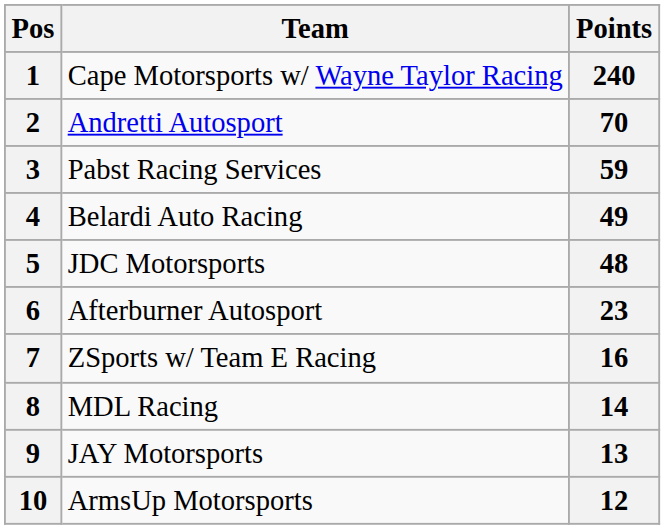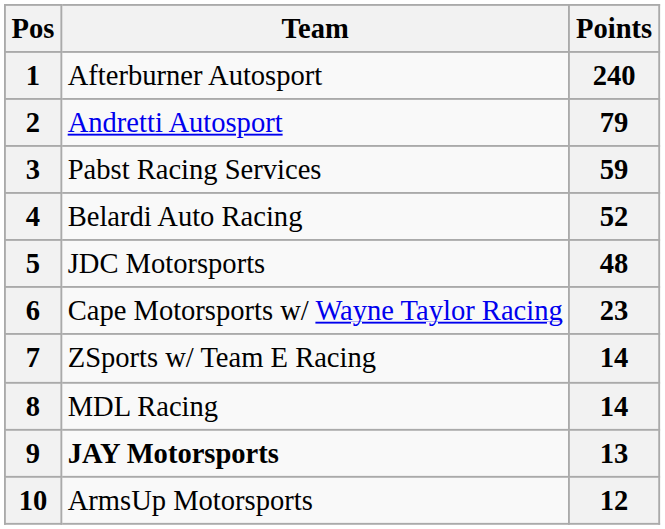(315, 75) Cape Motorsports w/ Wayne Taylor Racing -> (195, 75) Afterburner Autosport
(614, 122) 70 -> (614, 122) 79
(614, 216) 49 -> (614, 216) 52
(195, 310) Afterburner Autosport -> (315, 310) Cape Motorsports w/ Wayne Taylor Racing
(614, 358) 16 -> (614, 358) 14
(165, 452) normal -> (173, 452) bold
